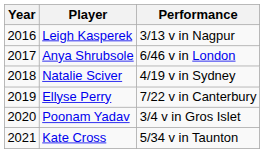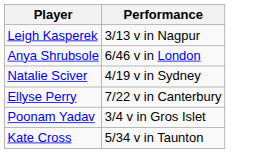- column: (22, 14)
